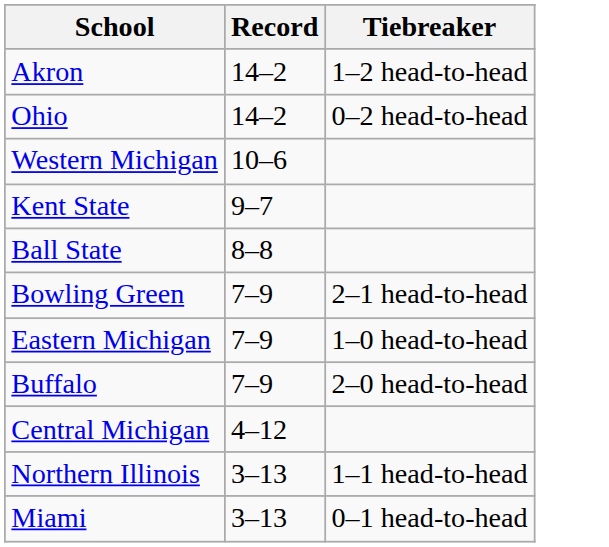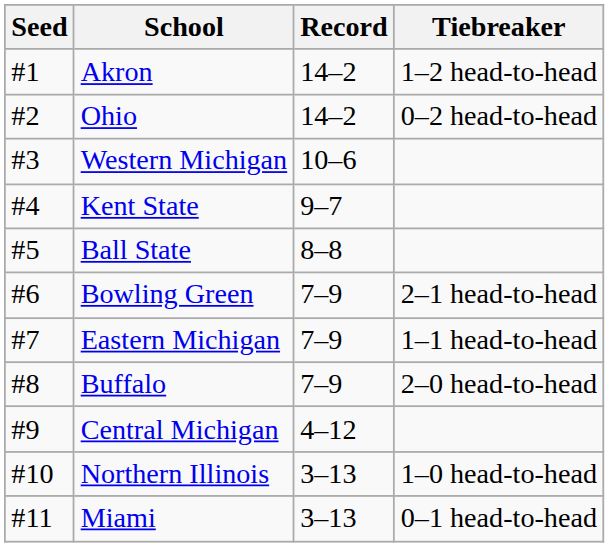+ column: (40, 26)
(430, 339) 1–0 head-to-head -> (499, 339) 1–1 head-to-head
(430, 473) 1–1 head-to-head -> (499, 473) 1–0 head-to-head
